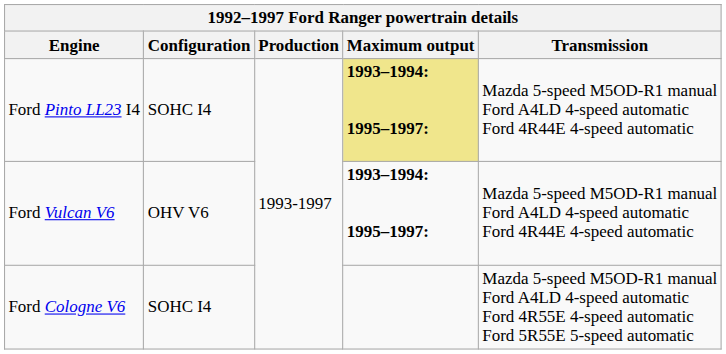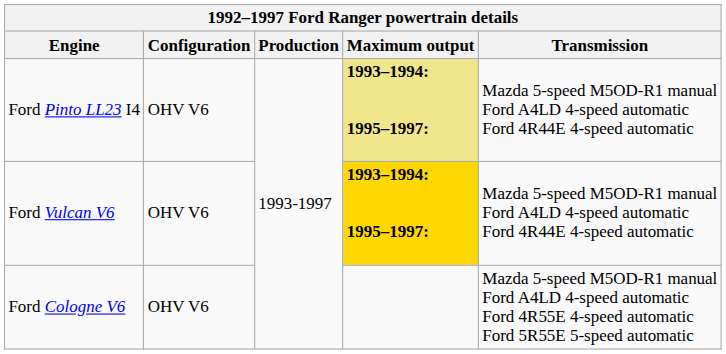(180, 109) SOHC I4 -> (178, 109) OHV V6
(388, 203) no background -> (388, 203) gold background
(180, 306) SOHC I4 -> (178, 306) OHV V6
